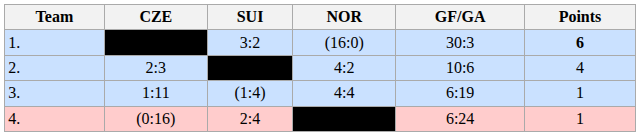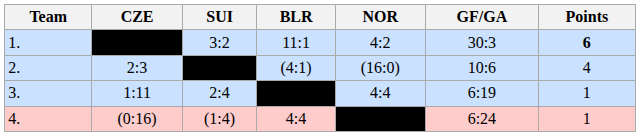+ column: (296, 17)
(344, 42) (16:0) -> (380, 42) 4:2
(344, 67) 4:2 -> (380, 67) (16:0)
(250, 93) (1:4) -> (220, 93) 2:4
(250, 118) 2:4 -> (220, 118) (1:4)
